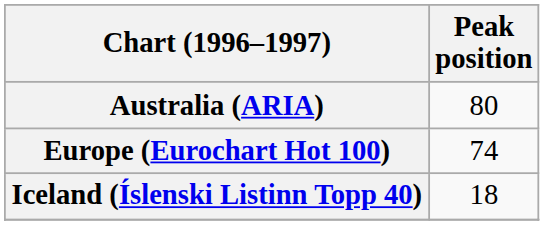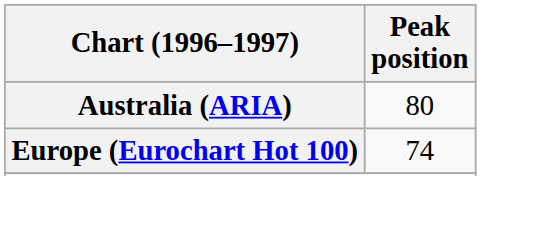- row: (217, 195)
